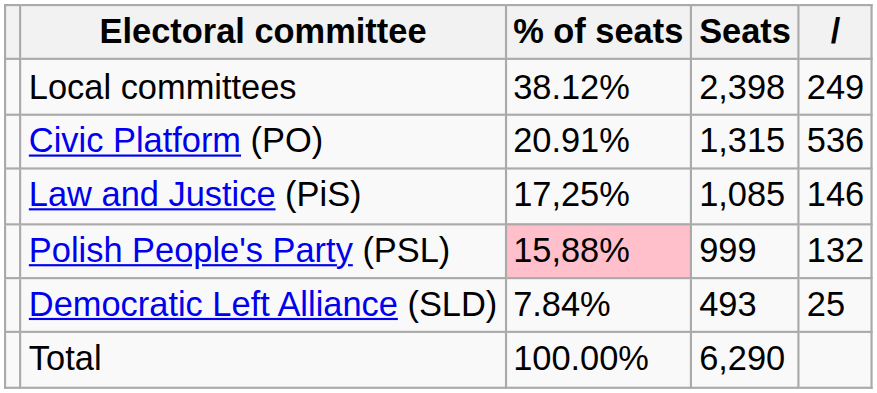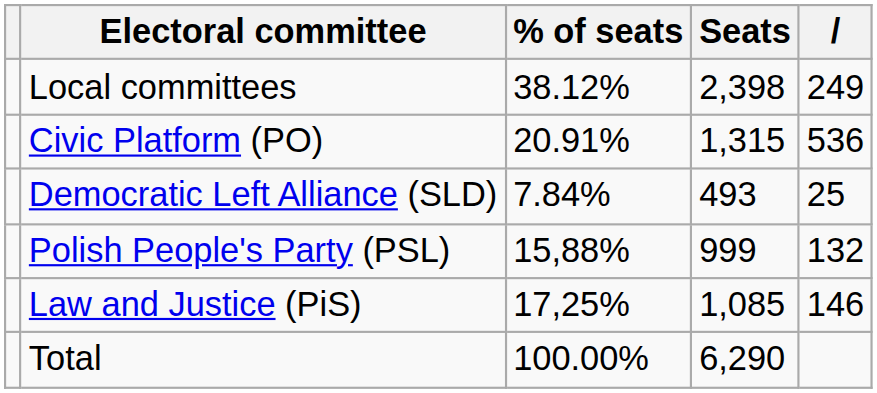rows swapped: (195, 195) <-> (263, 304)
(571, 250) pink background -> (571, 250) no background
